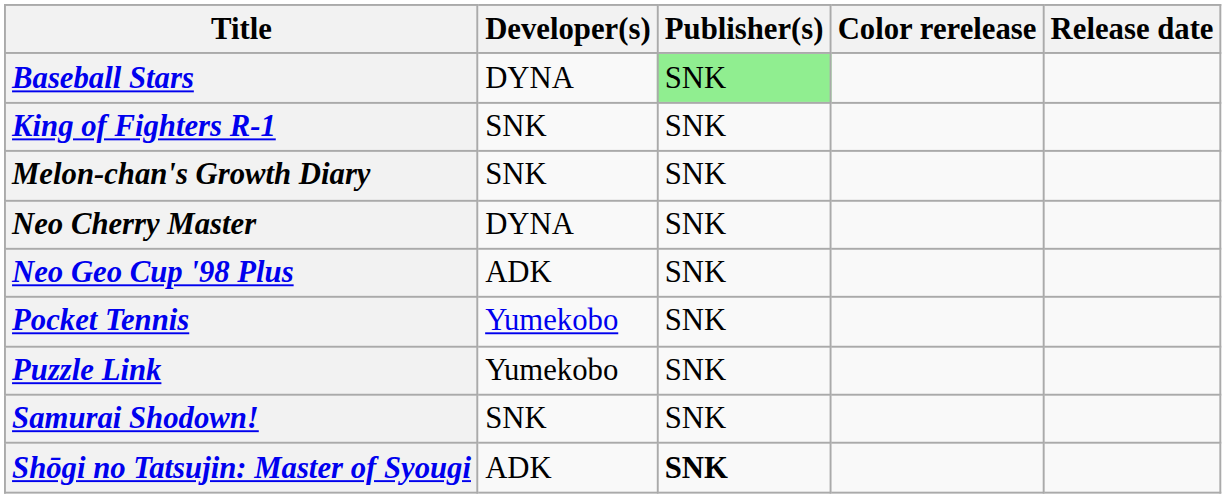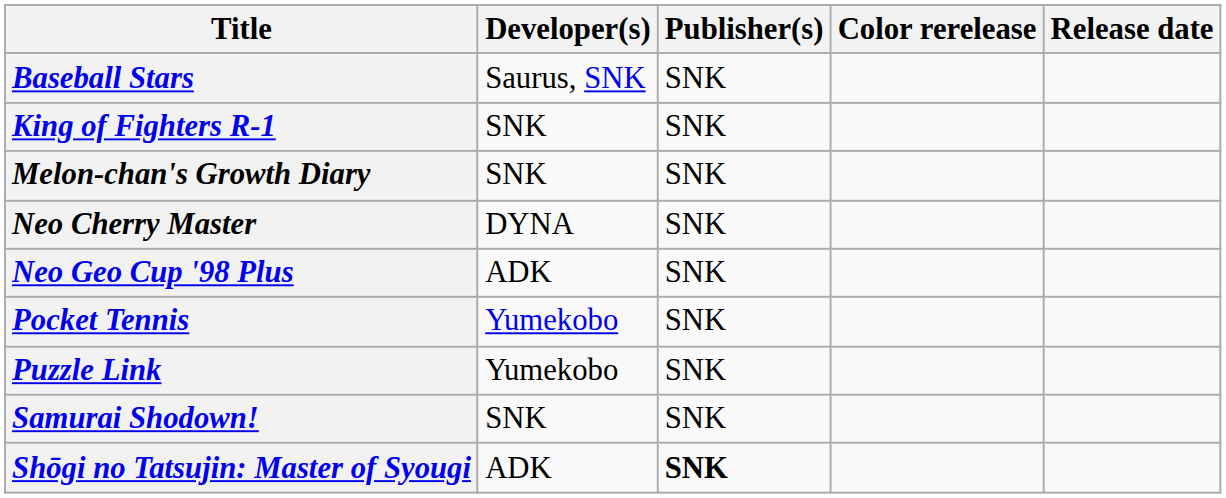(530, 77) DYNA -> (565, 77) Saurus, SNK
(696, 77) lightgreen background -> (696, 77) no background
